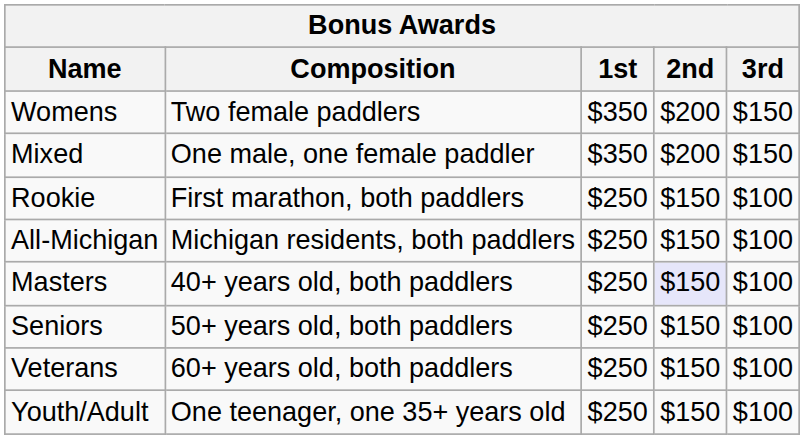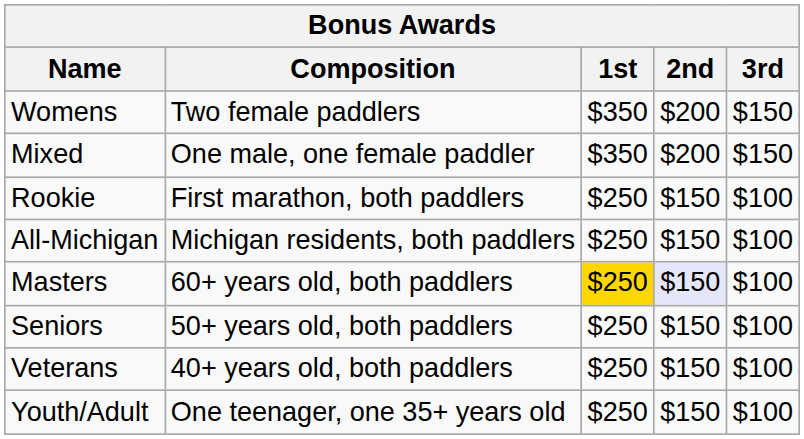(342, 283) 40+ years old, both paddlers -> (342, 283) 60+ years old, both paddlers
(618, 283) no background -> (618, 283) gold background
(342, 369) 60+ years old, both paddlers -> (342, 369) 40+ years old, both paddlers
